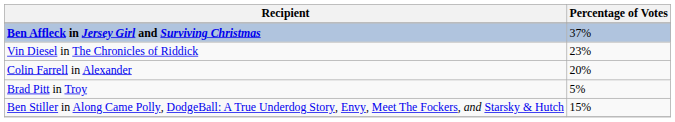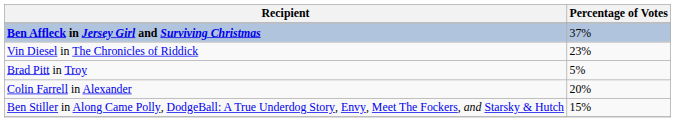rows swapped: (69, 70) <-> (47, 88)
